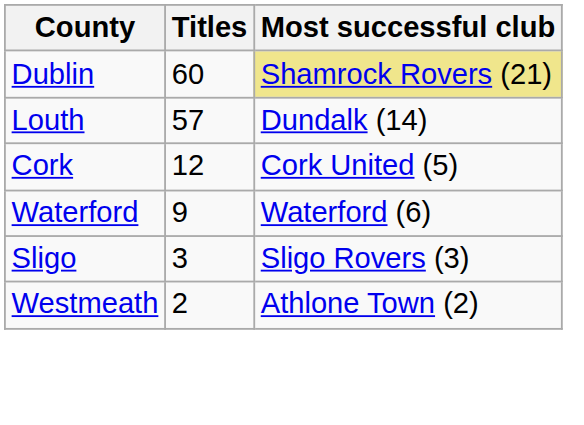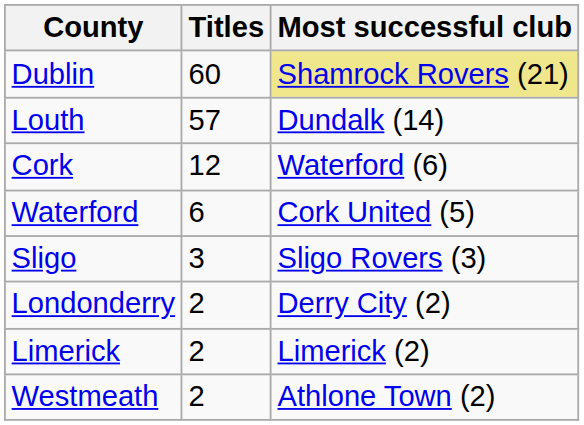(359, 166) Cork United (5) -> (363, 166) Waterford (6)
(180, 212) 9 -> (197, 212) 6
(346, 212) Waterford (6) -> (376, 212) Cork United (5)
+ row: (93, 304)
+ row: (66, 350)
